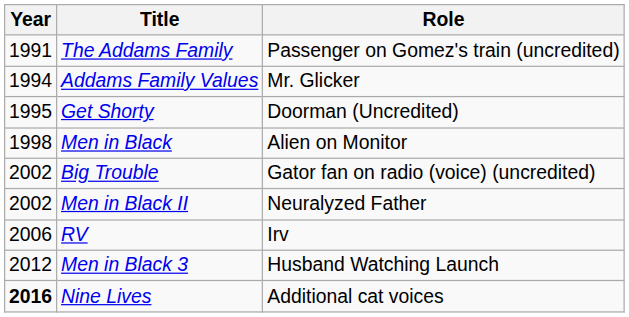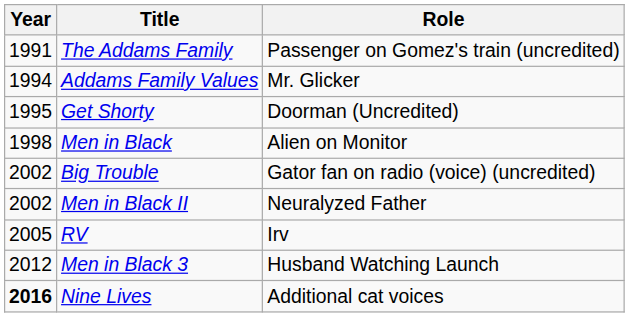(31, 234) 2006 -> (31, 234) 2005
